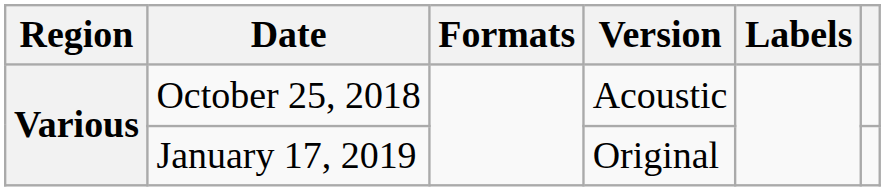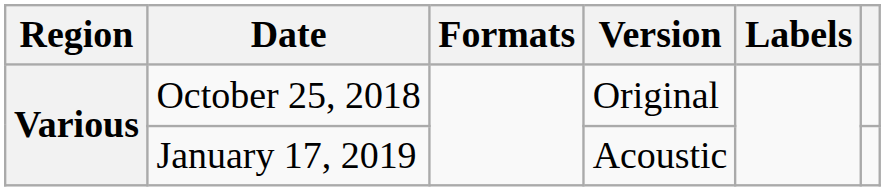(660, 94) Acoustic -> (656, 94) Original
(656, 154) Original -> (660, 154) Acoustic
